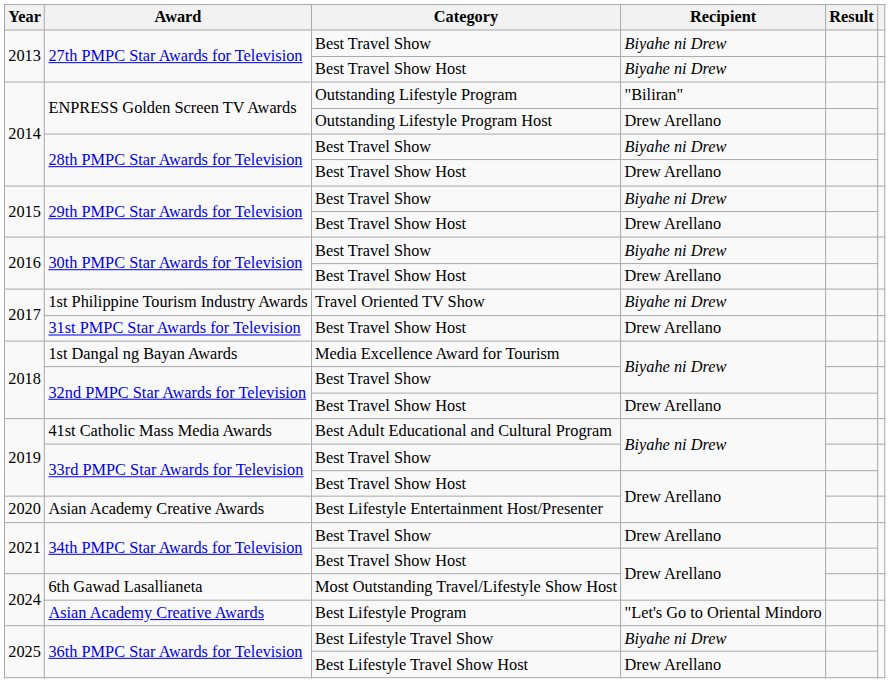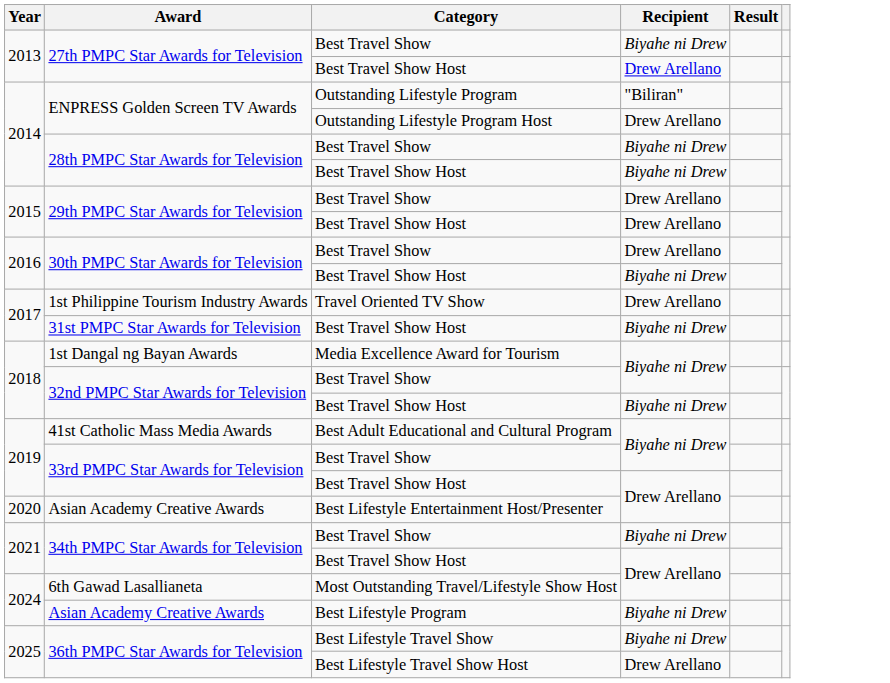(675, 69) Biyahe ni Drew -> (673, 69) Drew Arellano
(673, 172) Drew Arellano -> (675, 172) Biyahe ni Drew
(675, 198) Biyahe ni Drew -> (673, 198) Drew Arellano
(675, 250) Biyahe ni Drew -> (673, 250) Drew Arellano
(673, 276) Drew Arellano -> (675, 276) Biyahe ni Drew
(675, 302) Biyahe ni Drew -> (673, 302) Drew Arellano
(673, 328) Drew Arellano -> (675, 328) Biyahe ni Drew
(673, 405) Drew Arellano -> (675, 405) Biyahe ni Drew
(673, 535) Drew Arellano -> (675, 535) Biyahe ni Drew
(723, 612) "Let's Go to Oriental Mindoro -> (675, 612) Biyahe ni Drew
